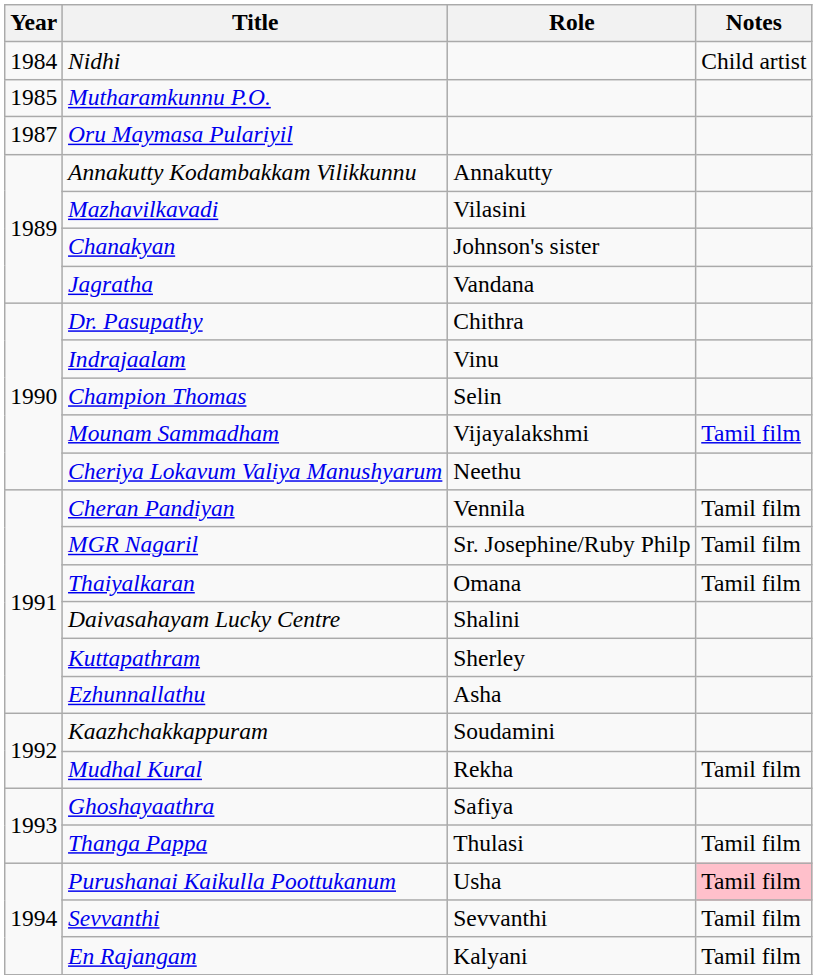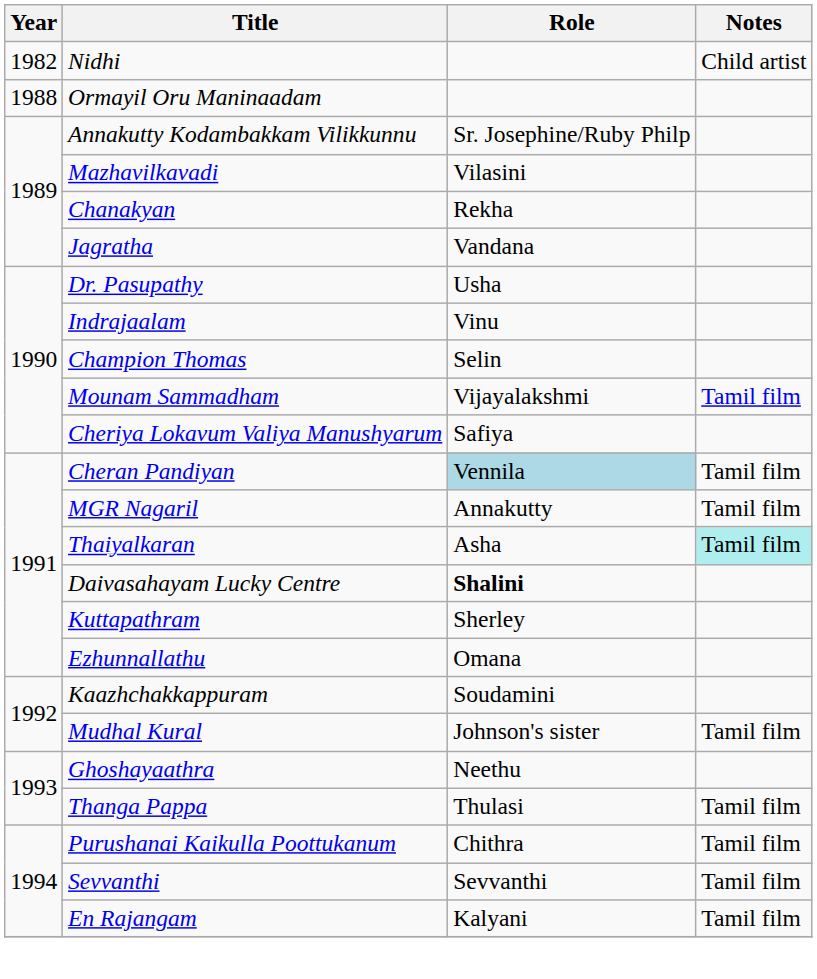(34, 60) 1984 -> (34, 60) 1982
- row: (169, 97)
- row: (180, 135)
+ row: (195, 97)
(503, 172) Annakutty -> (572, 135) Sr. Josephine/Ruby Philp
(526, 246) Johnson's sister -> (483, 209) Rekha
(488, 321) Chithra -> (477, 284) Usha
(487, 470) Neethu -> (483, 433) Safiya
(489, 508) no background -> (489, 470) lightblue background
(572, 545) Sr. Josephine/Ruby Philp -> (503, 508) Annakutty
(487, 582) Omana -> (477, 545) Asha
(751, 582) no background -> (751, 545) paleturquoise background
(487, 619) normal -> (489, 582) bold
(477, 694) Asha -> (487, 657) Omana
(483, 769) Rekha -> (526, 731) Johnson's sister
(483, 806) Safiya -> (487, 769) Neethu
(477, 881) Usha -> (488, 843) Chithra
(751, 881) pink background -> (751, 843) no background
